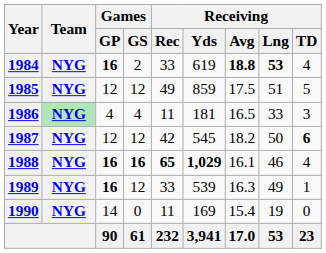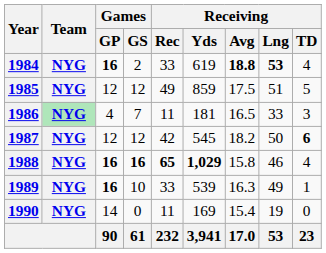(138, 114) 4 -> (138, 114) 7
(242, 162) 16.1 -> (242, 162) 15.8
(138, 187) 12 -> (138, 187) 10
